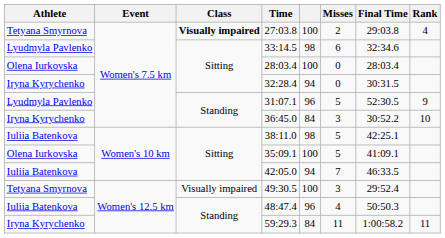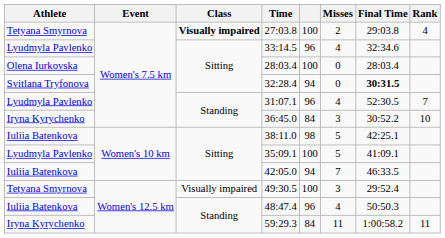(310, 48) 98 -> (310, 48) 96
(338, 48) 6 -> (338, 48) 4
(46, 83) Iryna Kyrychenko -> (48, 83) Svitlana Tryfonova
(383, 83) normal -> (383, 83) bold
(338, 101) 5 -> (338, 101) 4
(425, 101) 9 -> (425, 101) 7
(42, 154) Olena Iurkovska -> (50, 154) Lyudmyla Pavlenko
